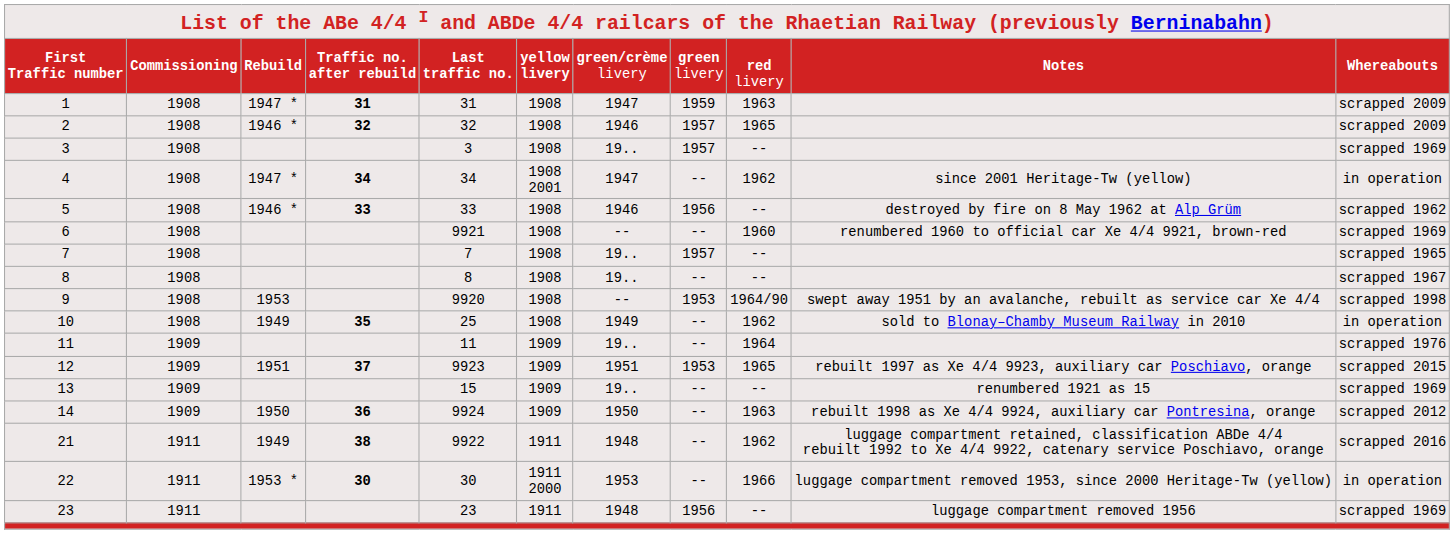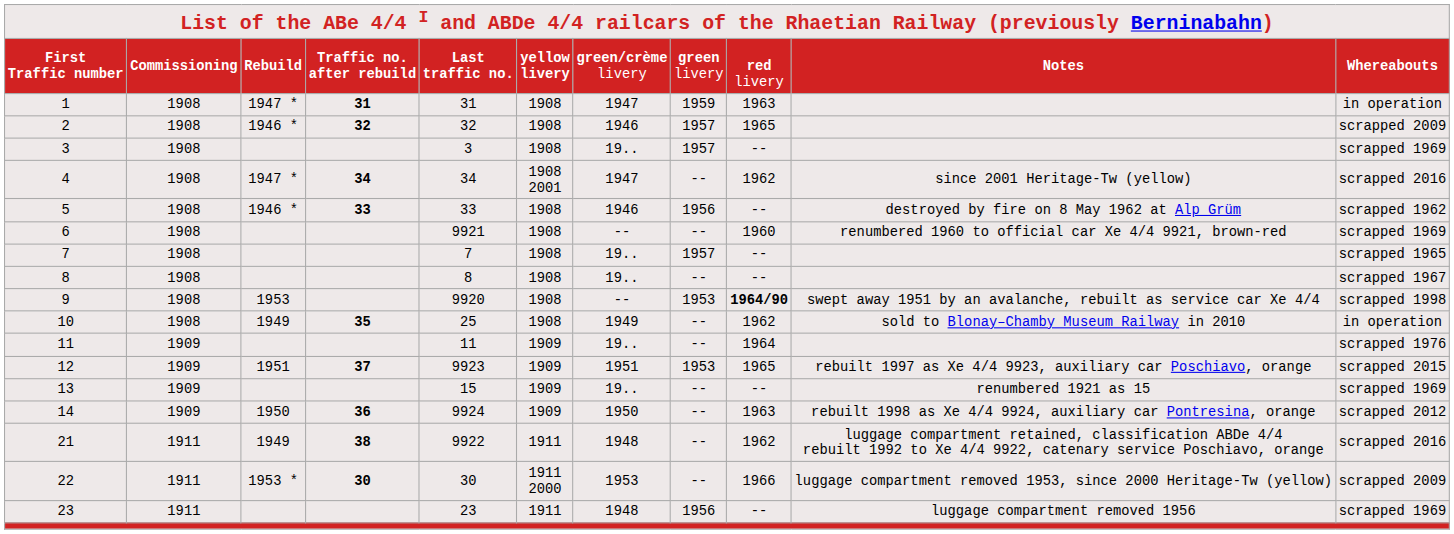(1392, 104) scrapped 2009 -> (1392, 104) in operation
(1392, 180) in operation -> (1392, 180) scrapped 2016
(759, 300) normal -> (759, 300) bold
(1392, 481) in operation -> (1392, 481) scrapped 2009
